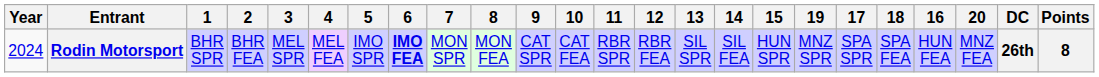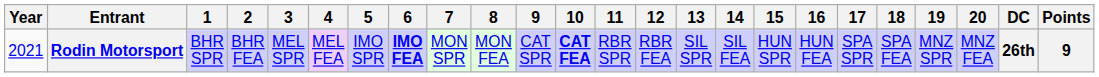columns swapped: (935, 17) <-> (816, 17)
(26, 50) 2024 -> (26, 50) 2021
(575, 50) normal -> (575, 50) bold
(1065, 50) 8 -> (1066, 50) 9
